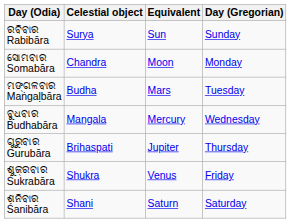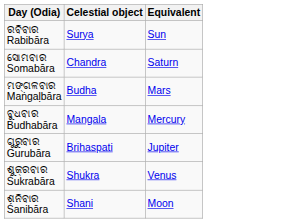- column: (244, 12)
(161, 63) Moon -> (163, 63) Saturn
(163, 204) Saturn -> (161, 204) Moon
